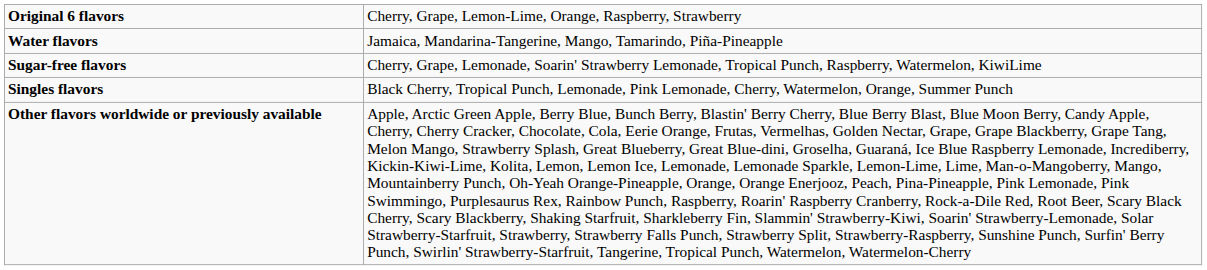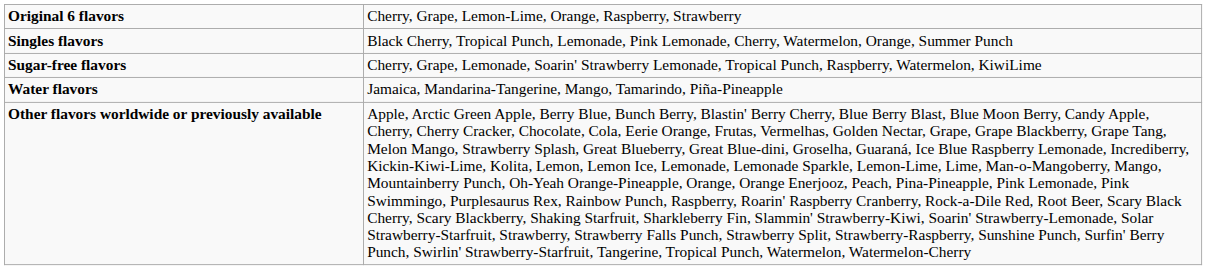rows swapped: (56, 89) <-> (53, 41)
